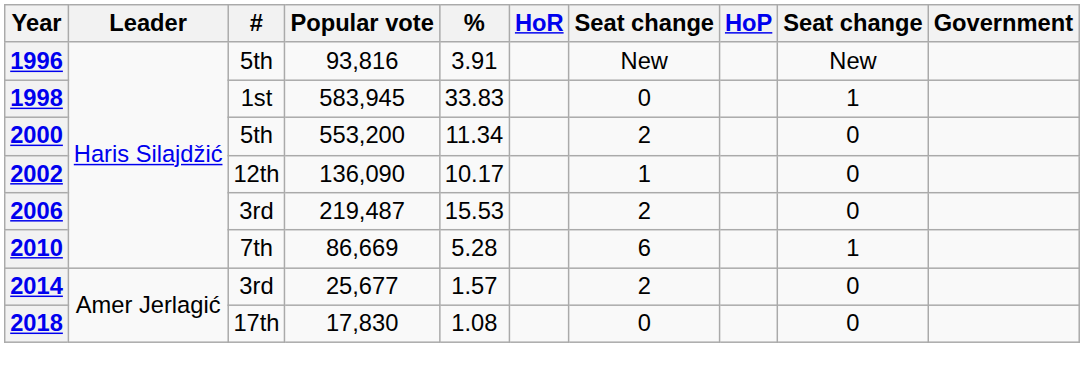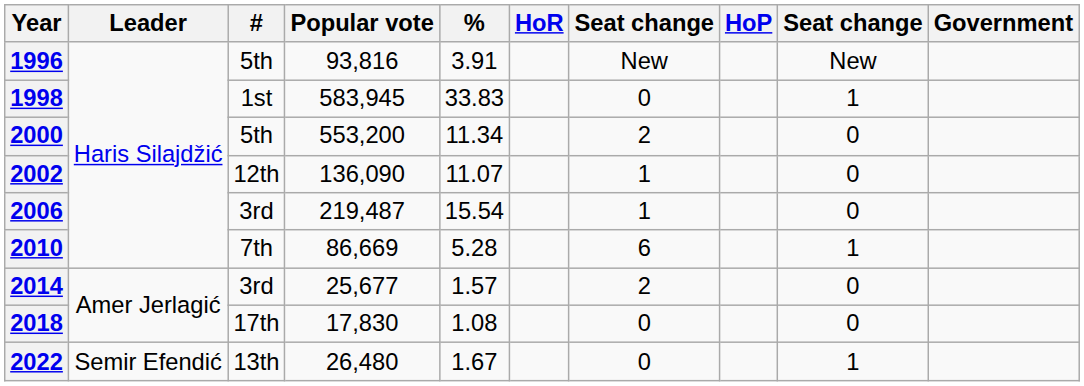(474, 173) 10.17 -> (474, 173) 11.07
(474, 211) 15.53 -> (474, 211) 15.54
(644, 211) 2 -> (644, 211) 1
+ row: (37, 361)
